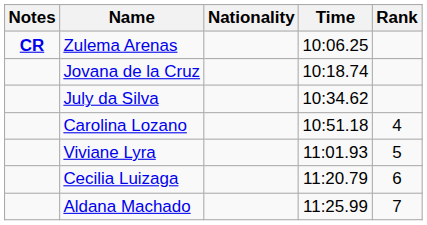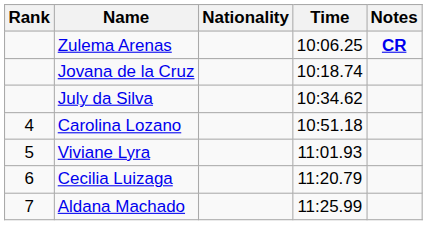columns swapped: (397, 17) <-> (32, 17)
